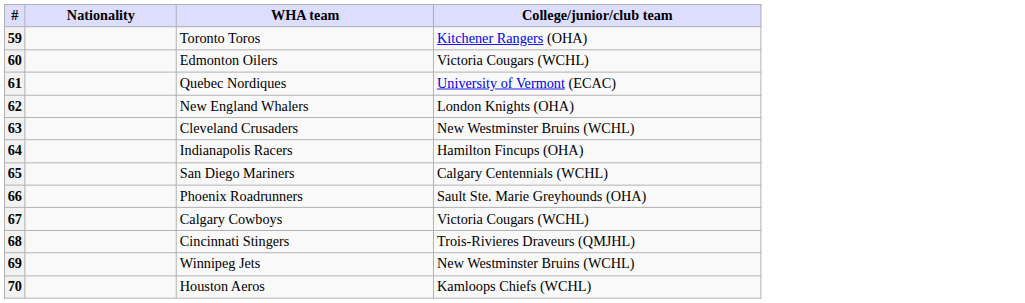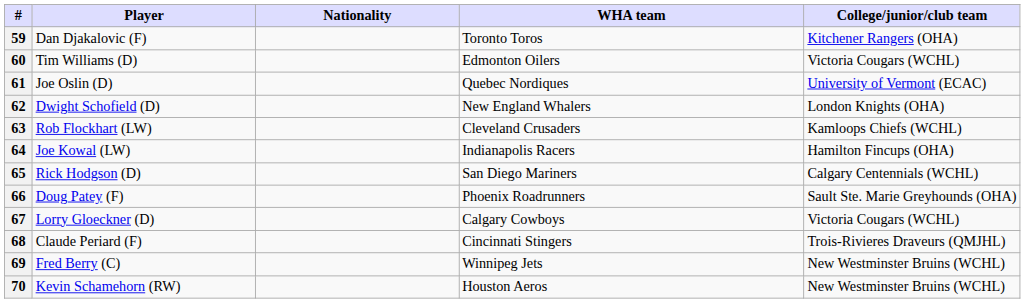+ column: (144, 15)
(536, 128) New Westminster Bruins (WCHL) -> (885, 128) Kamloops Chiefs (WCHL)
(514, 286) Kamloops Chiefs (WCHL) -> (906, 286) New Westminster Bruins (WCHL)
